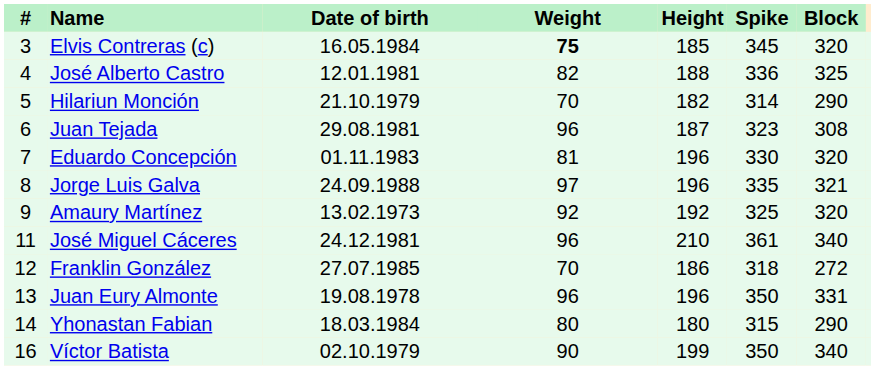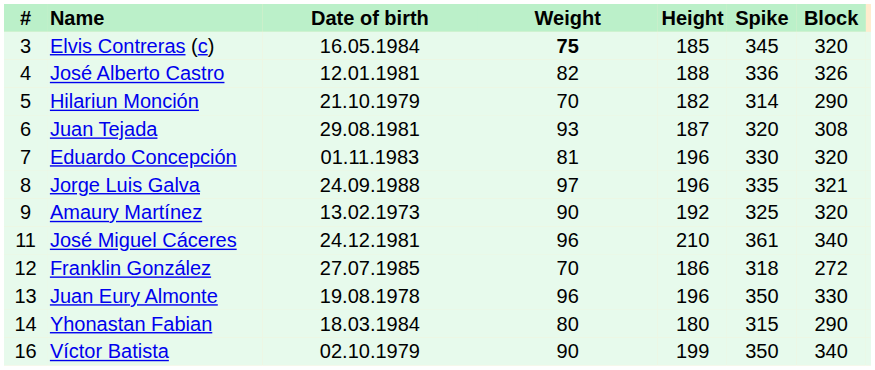(831, 74) 325 -> (831, 74) 326
(568, 129) 96 -> (568, 129) 93
(762, 129) 323 -> (762, 129) 320
(568, 212) 92 -> (568, 212) 90
(831, 296) 331 -> (831, 296) 330
